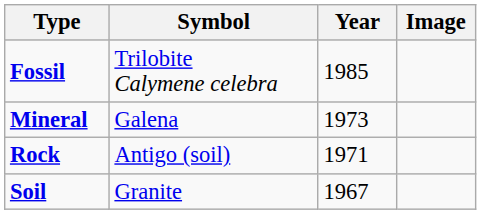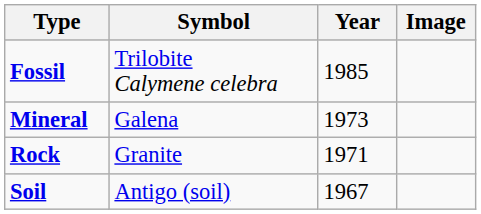(172, 155) Antigo (soil) -> (148, 155) Granite
(148, 190) Granite -> (172, 190) Antigo (soil)
